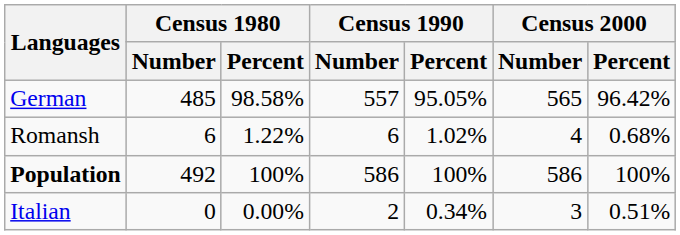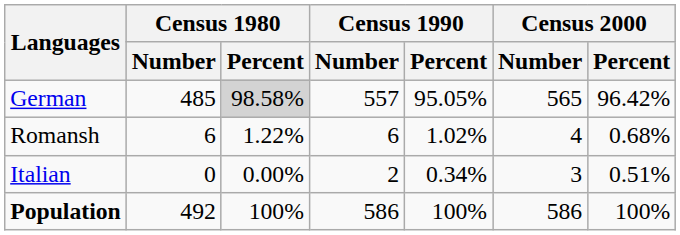(267, 98) no background -> (267, 98) lightgrey background
rows swapped: (40, 211) <-> (65, 173)
